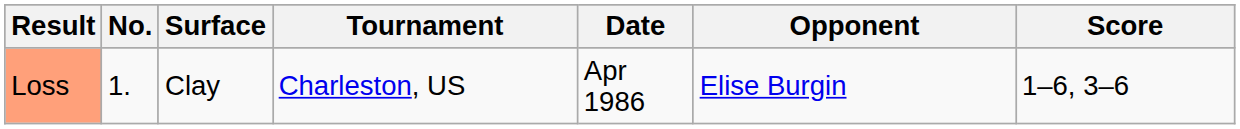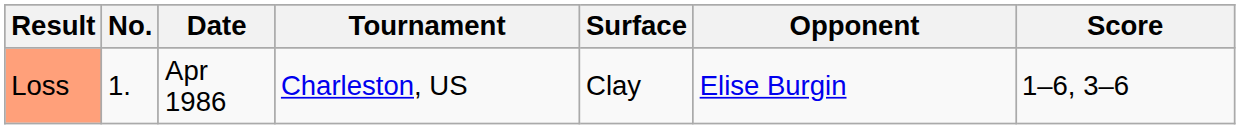columns swapped: (635, 26) <-> (216, 26)
